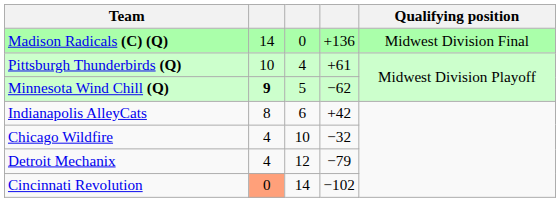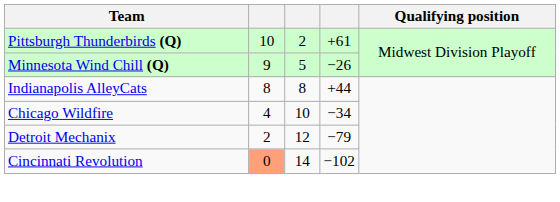- row: (88, 40)
(302, 64) 4 -> (302, 40) 2
(267, 88) bold -> (267, 64) normal
(339, 88) −62 -> (339, 64) −26
(302, 112) 6 -> (302, 88) 8
(339, 112) +42 -> (339, 88) +44
(339, 137) −32 -> (339, 112) −34
(267, 161) 4 -> (267, 137) 2
